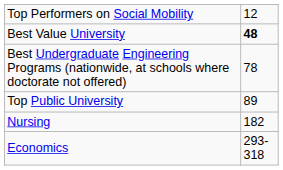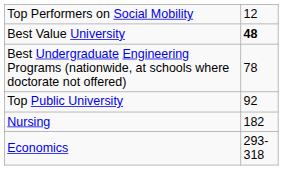(250, 101) 89 -> (250, 101) 92
